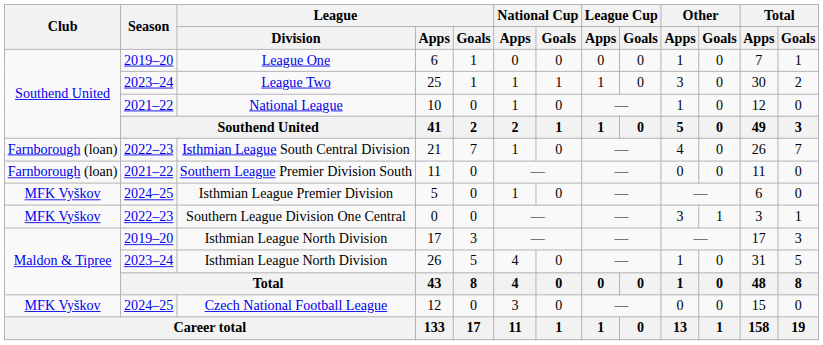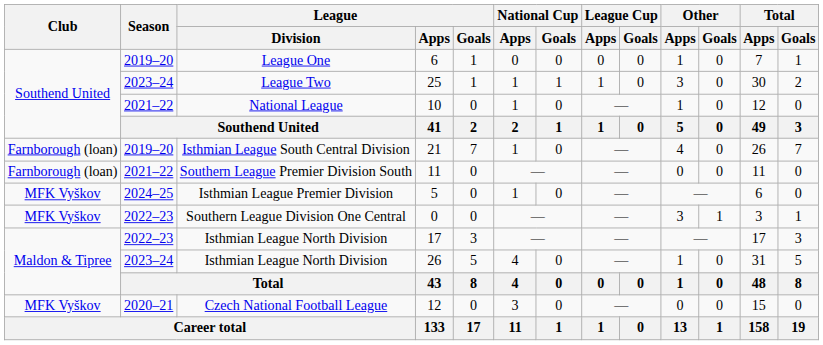(149, 149) 2022–23 -> (149, 149) 2019–20
(149, 238) 2019–20 -> (149, 238) 2022–23
(149, 305) 2024–25 -> (149, 305) 2020–21
